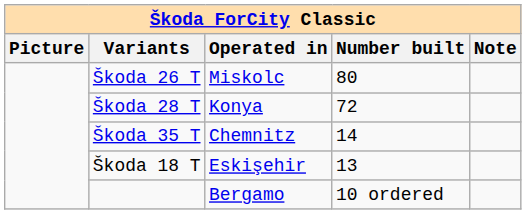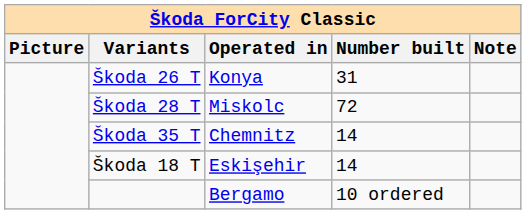(247, 78) Miskolc -> (236, 78) Konya
(347, 78) 80 -> (347, 78) 31
(236, 107) Konya -> (247, 107) Miskolc
(347, 166) 13 -> (347, 166) 14
